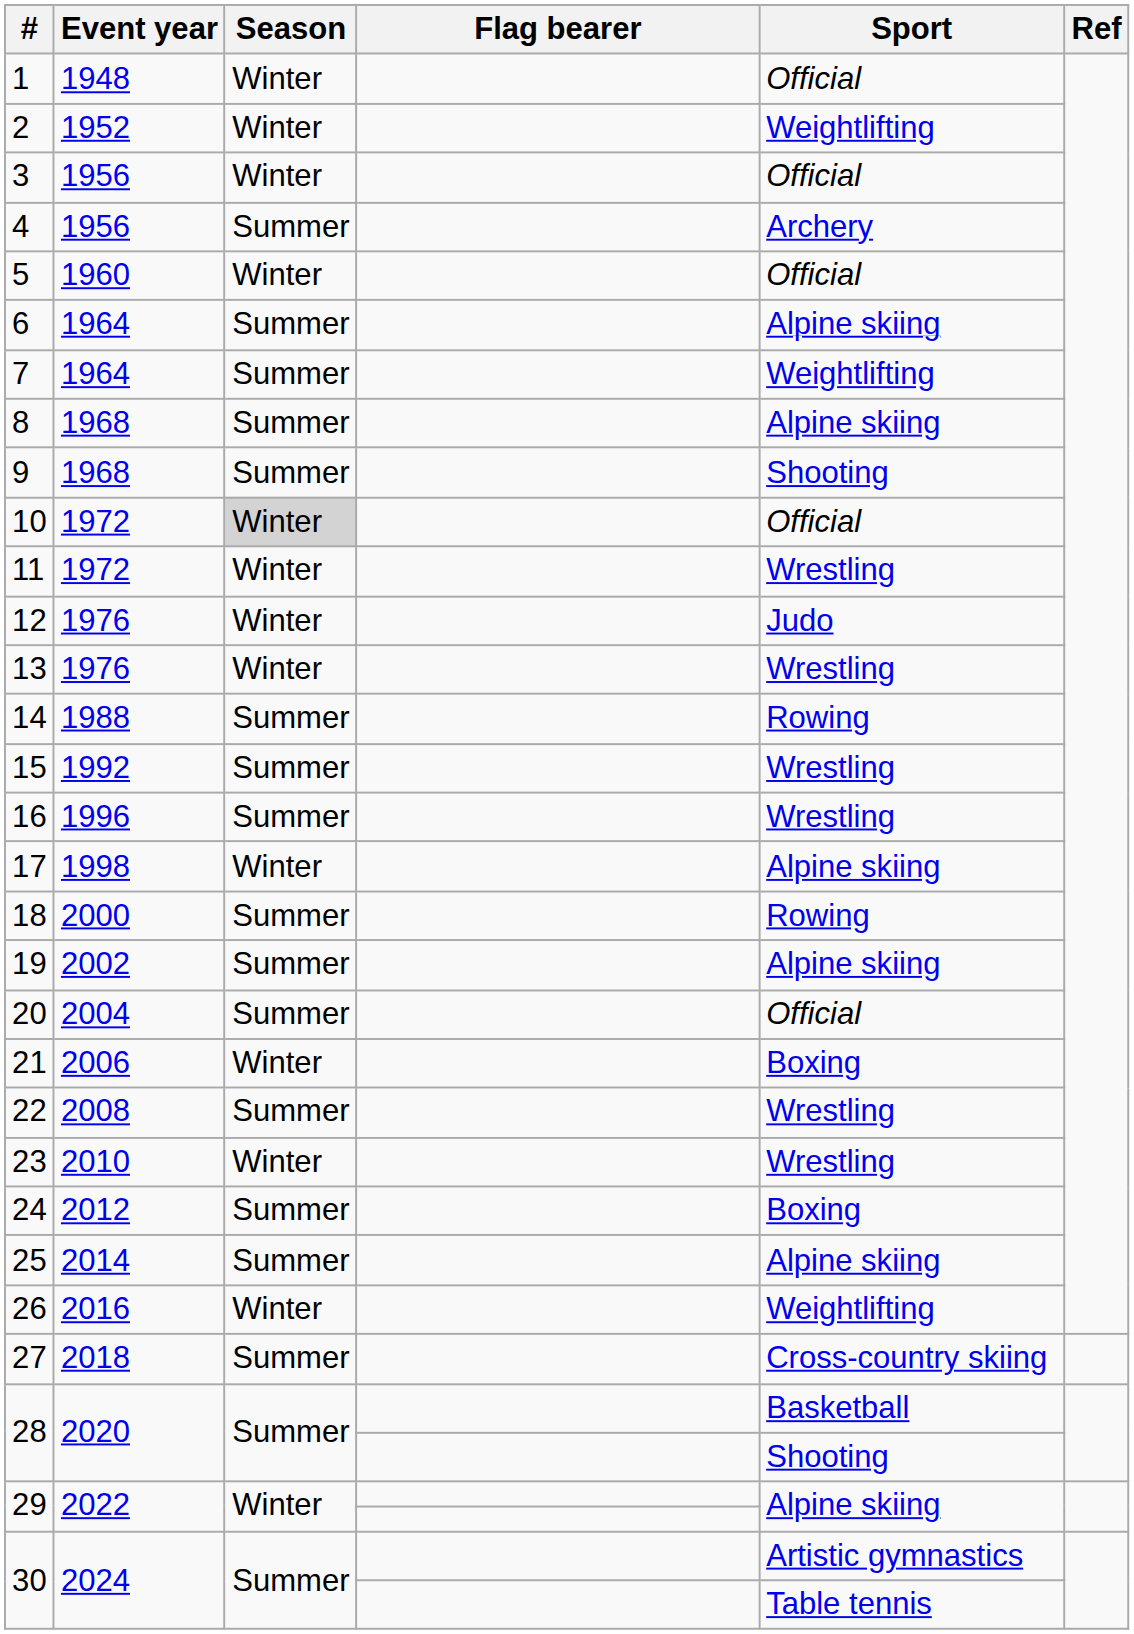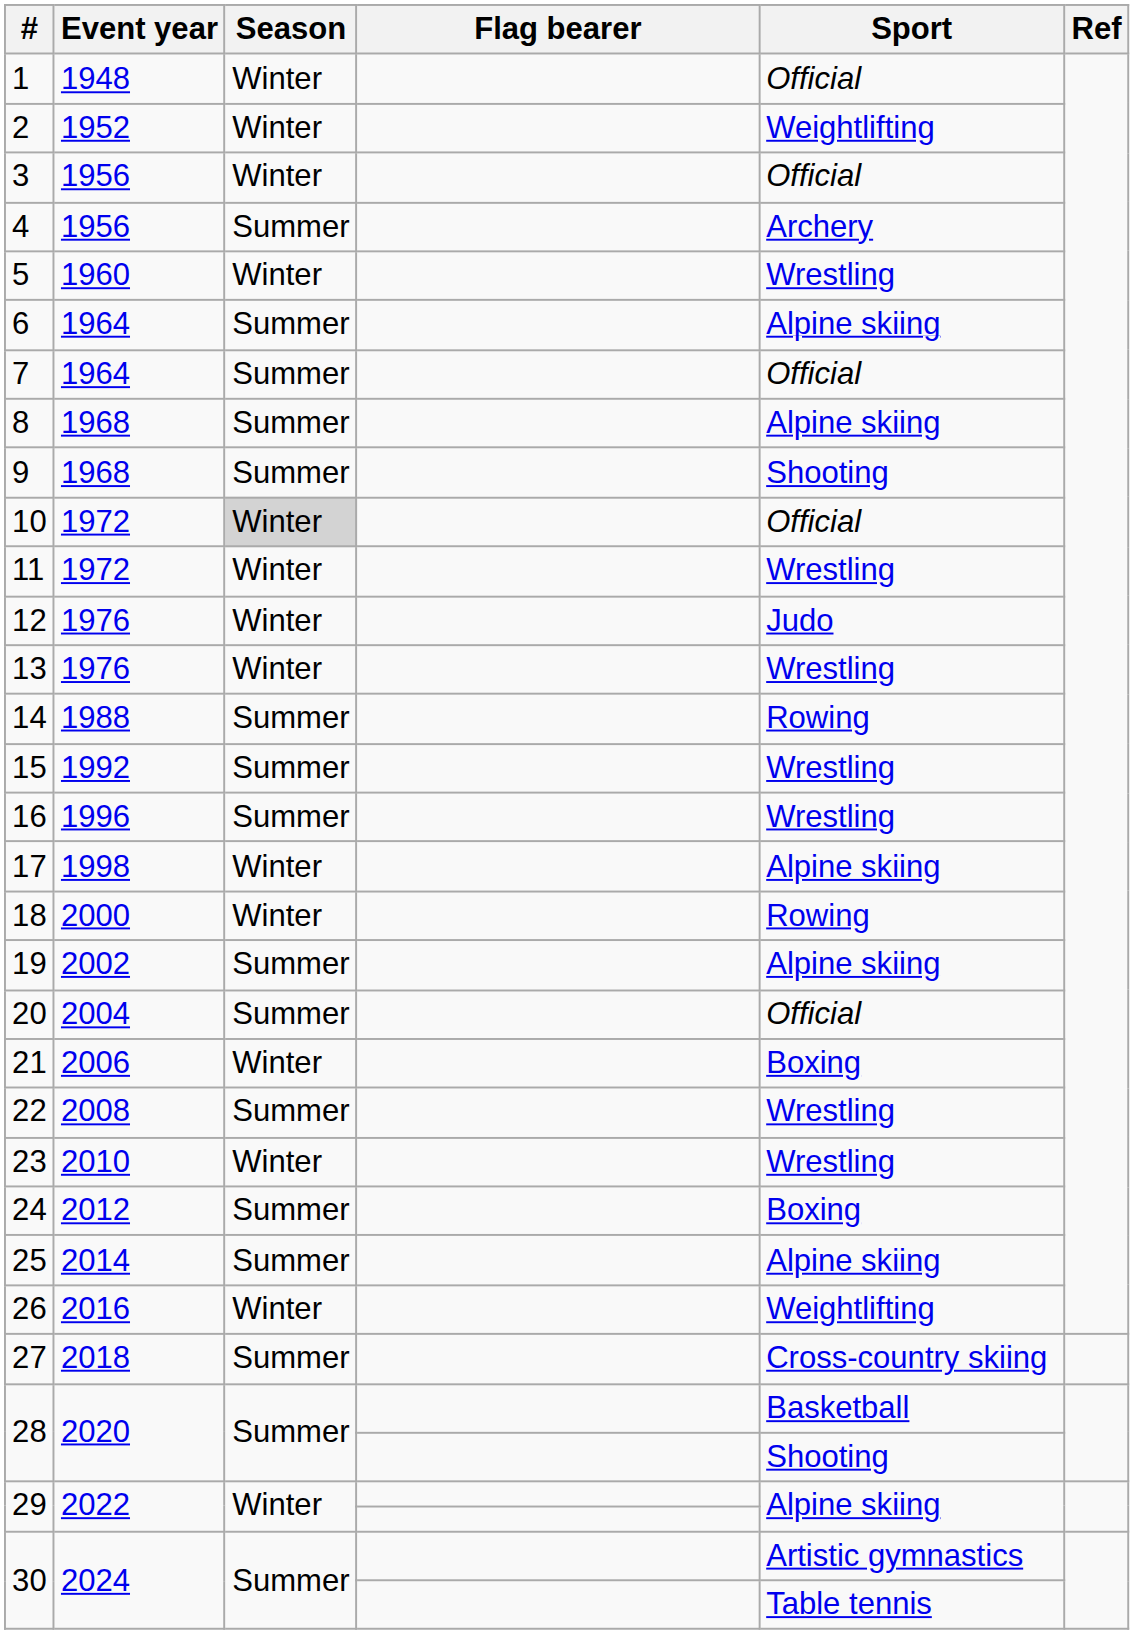(814, 275) Official -> (831, 275) Wrestling
(850, 373) Weightlifting -> (814, 373) Official
(291, 915) Summer -> (277, 915) Winter
